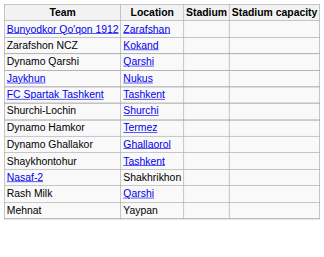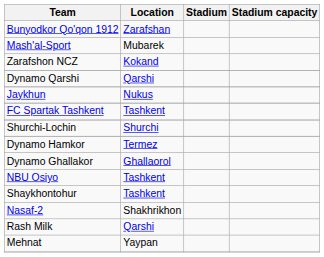+ row: (39, 45)
+ row: (32, 177)
